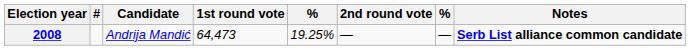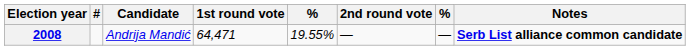(216, 34) 64,473 -> (216, 34) 64,471
(312, 34) 19.25% -> (312, 34) 19.55%
